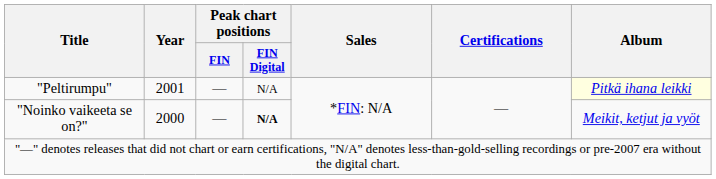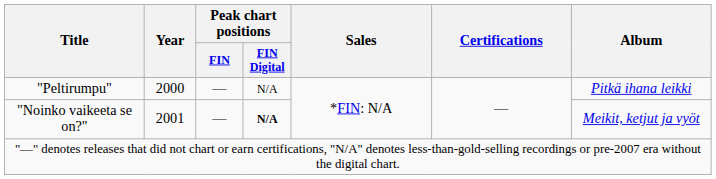(170, 88) 2001 -> (170, 88) 2000
(641, 88) lightyellow background -> (641, 88) no background
(170, 119) 2000 -> (170, 119) 2001
